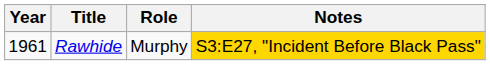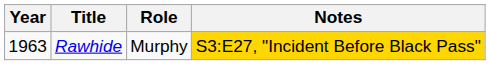(28, 45) 1961 -> (28, 45) 1963
